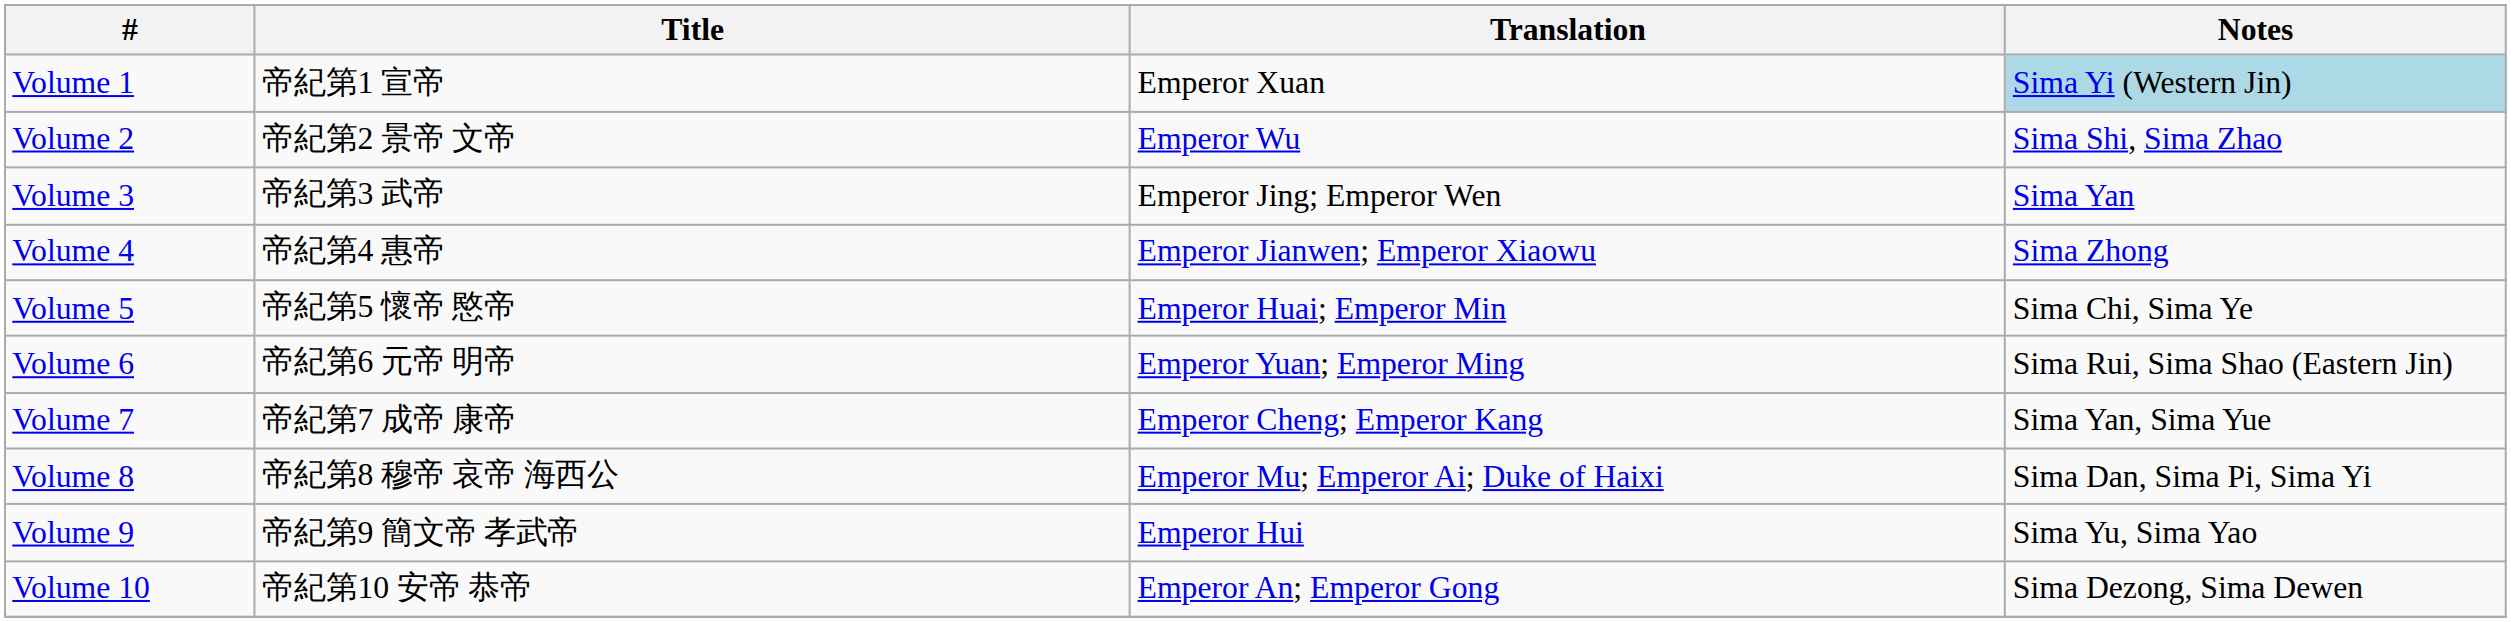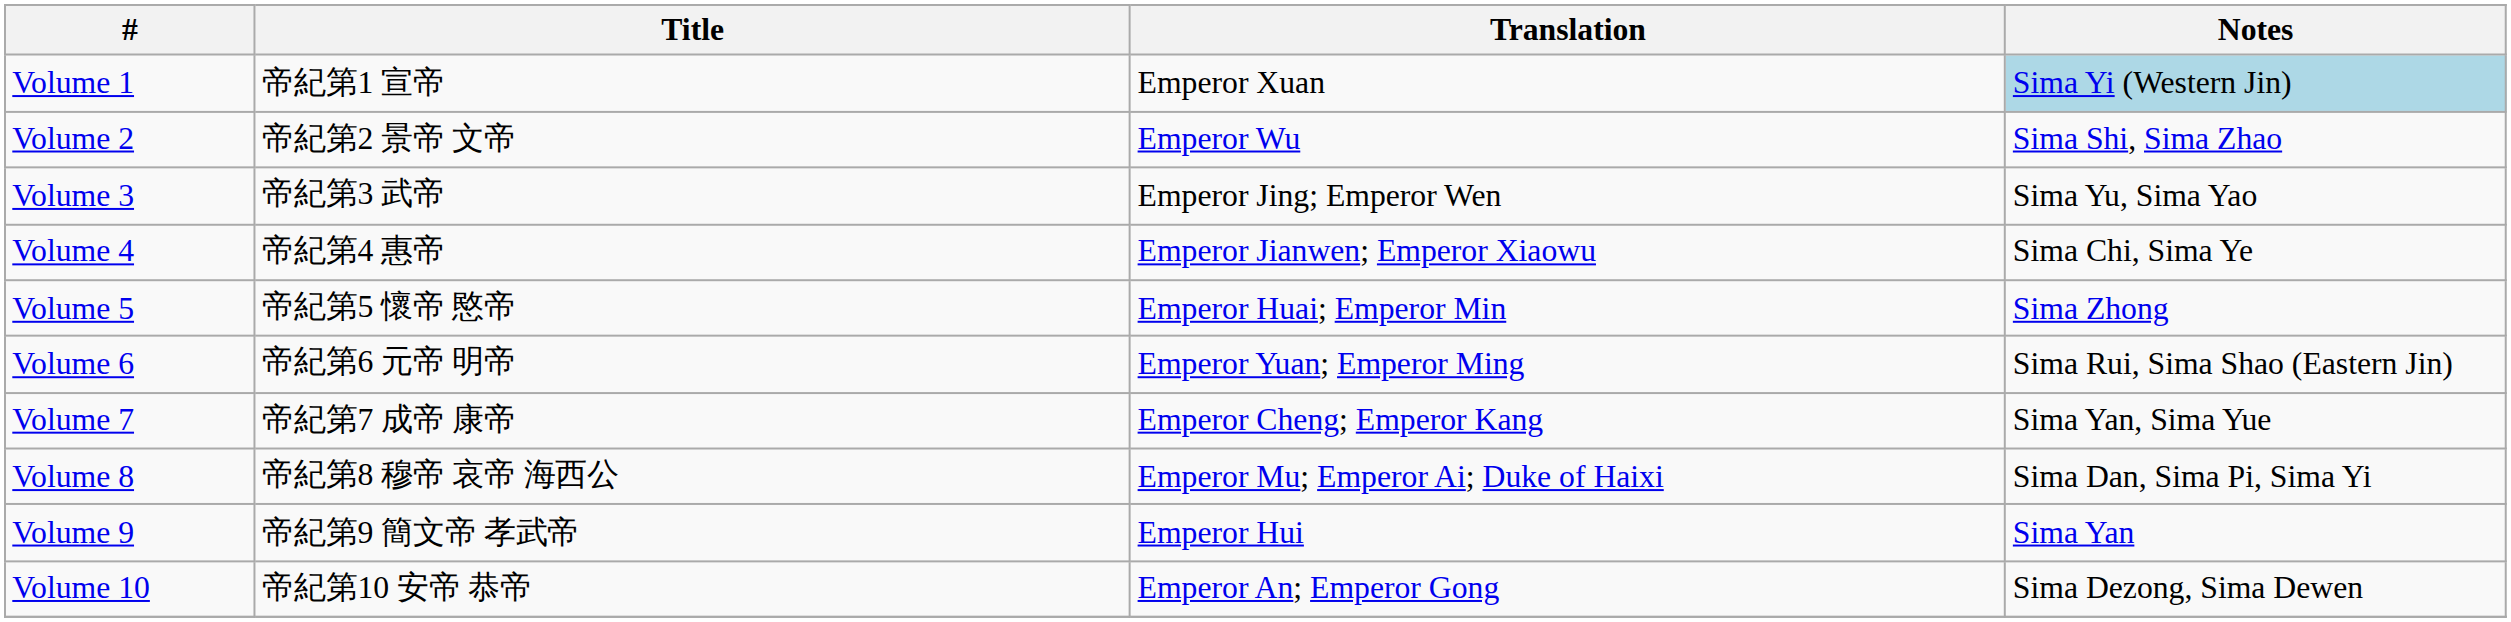(2074, 195) Sima Yan -> (2135, 195) Sima Yu, Sima Yao
(2091, 251) Sima Zhong -> (2133, 251) Sima Chi, Sima Ye
(2133, 307) Sima Chi, Sima Ye -> (2091, 307) Sima Zhong
(2135, 532) Sima Yu, Sima Yao -> (2074, 532) Sima Yan
